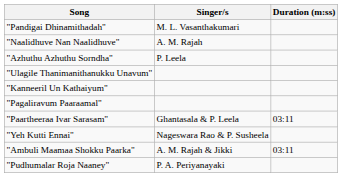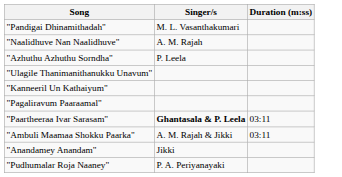(198, 119) normal -> (201, 119) bold
- row: (40, 134)
+ row: (52, 149)
